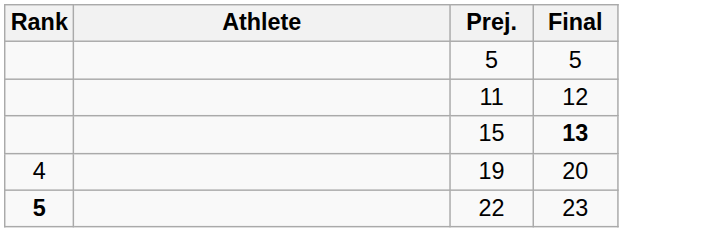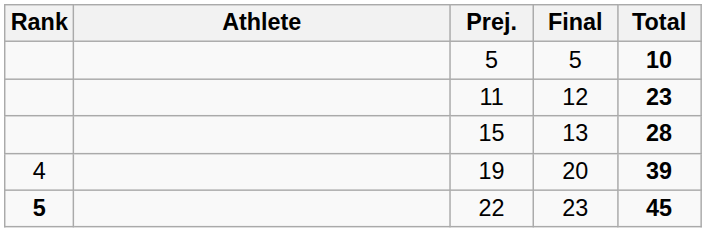+ column: (659, 23)
(575, 134) bold -> (575, 134) normal
